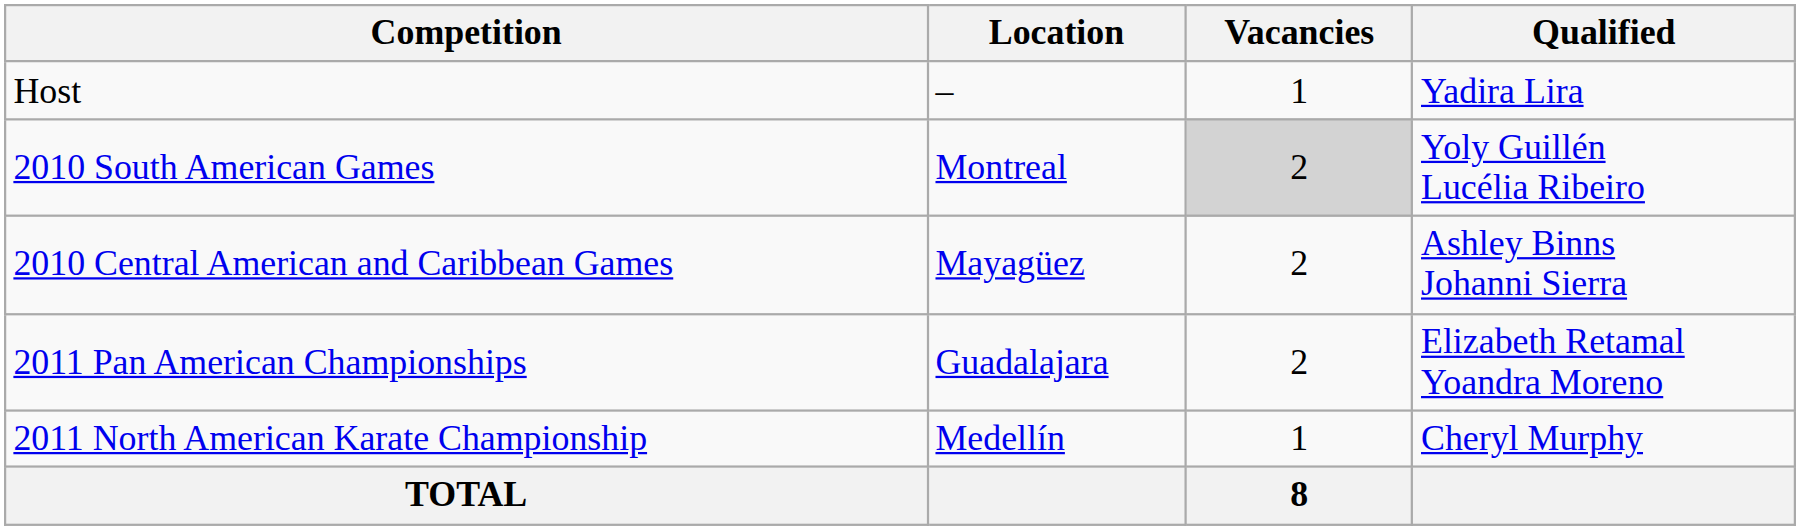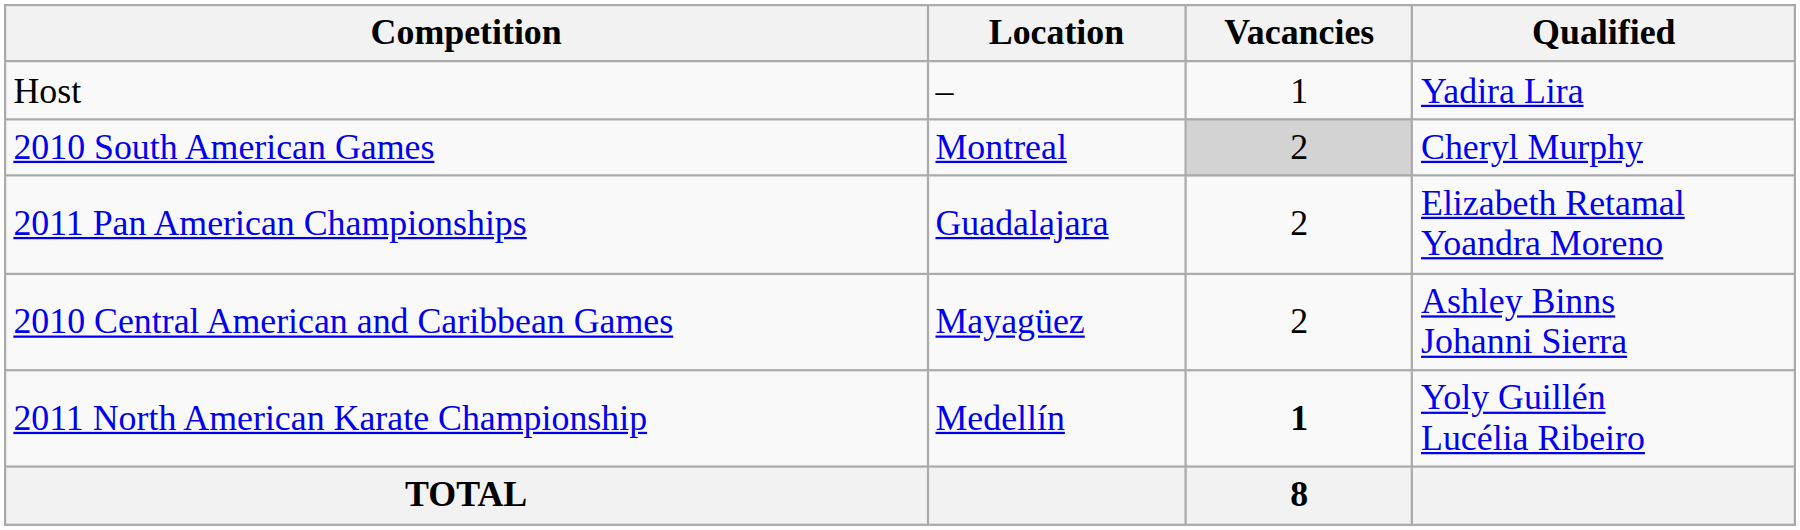(1533, 166) Yoly Guillén Lucélia Ribeiro -> (1532, 146) Cheryl Murphy
rows swapped: (343, 263) <-> (270, 361)
(1299, 438) normal -> (1299, 417) bold
(1532, 438) Cheryl Murphy -> (1533, 417) Yoly Guillén Lucélia Ribeiro
